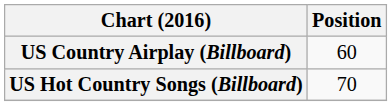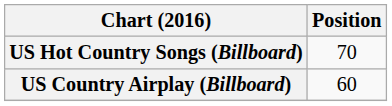rows swapped: (156, 52) <-> (156, 84)
